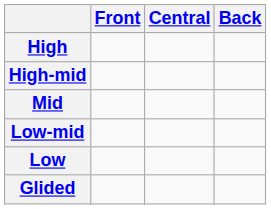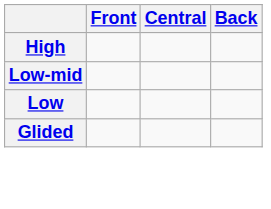- row: (48, 75)
- row: (48, 103)
